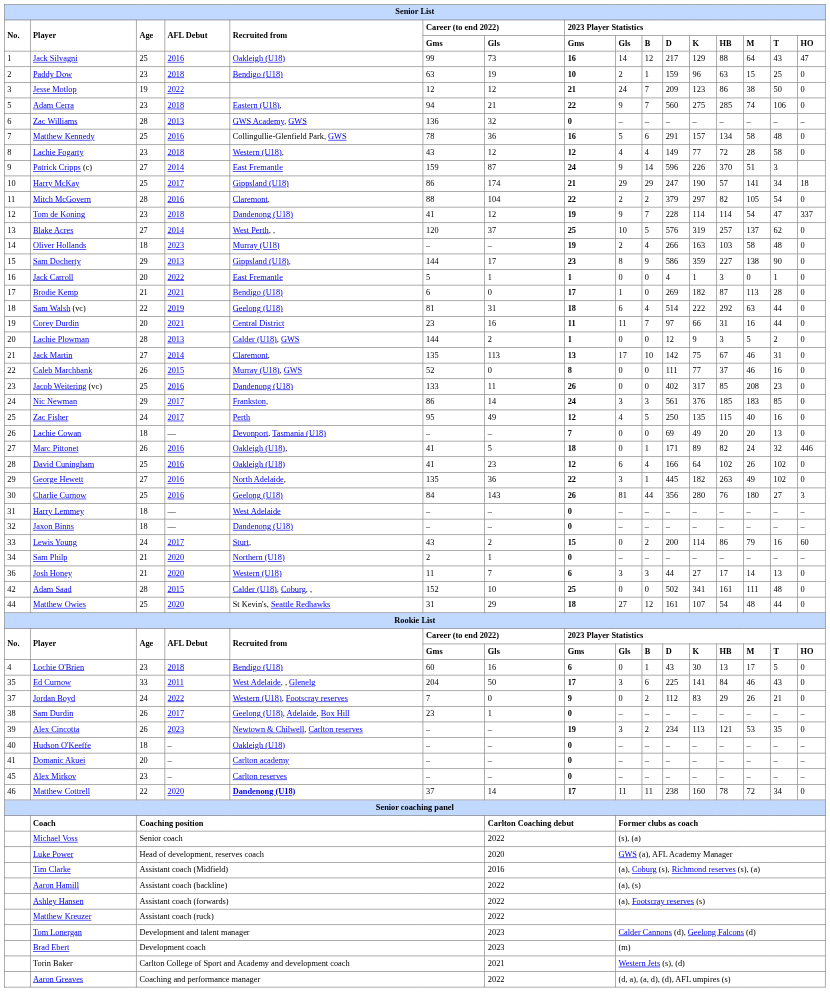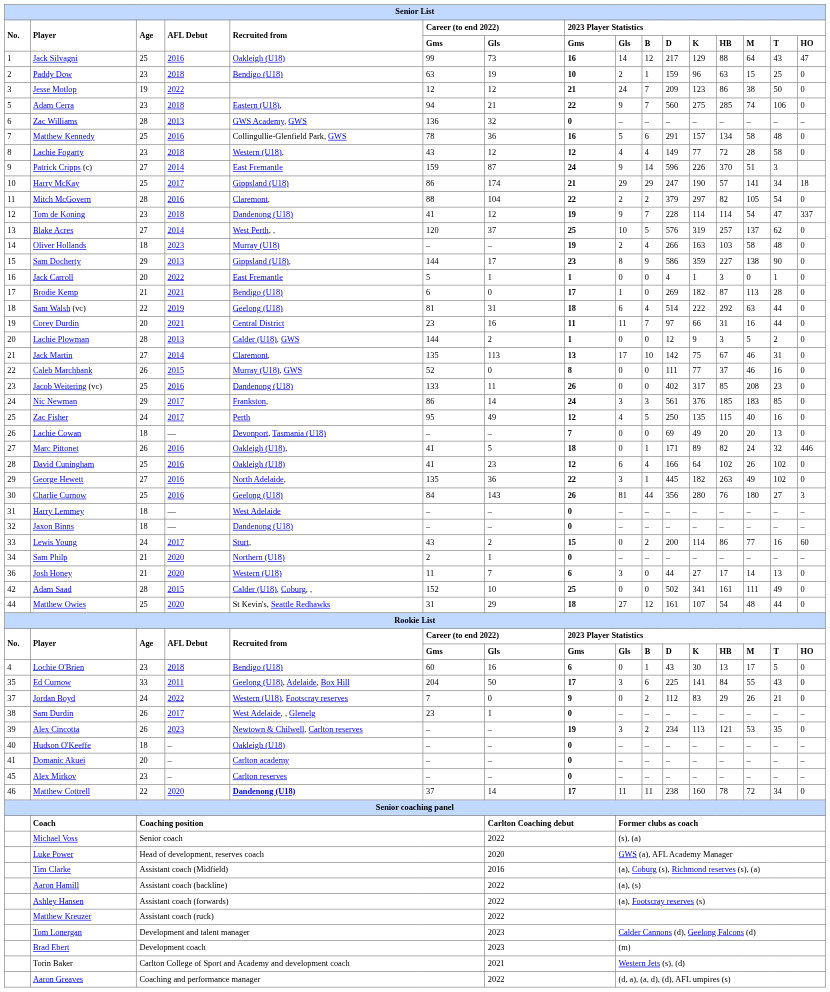(751, 542) 79 -> (751, 542) 77
(647, 573) 3 -> (647, 573) 0
(778, 589) 48 -> (778, 589) 49
(274, 683) West Adelaide, , Glenelg -> (291, 683) Geelong (U18), Adelaide, Box Hill
(751, 683) 46 -> (751, 683) 55
(291, 714) Geelong (U18), Adelaide, Box Hill -> (274, 714) West Adelaide, , Glenelg
